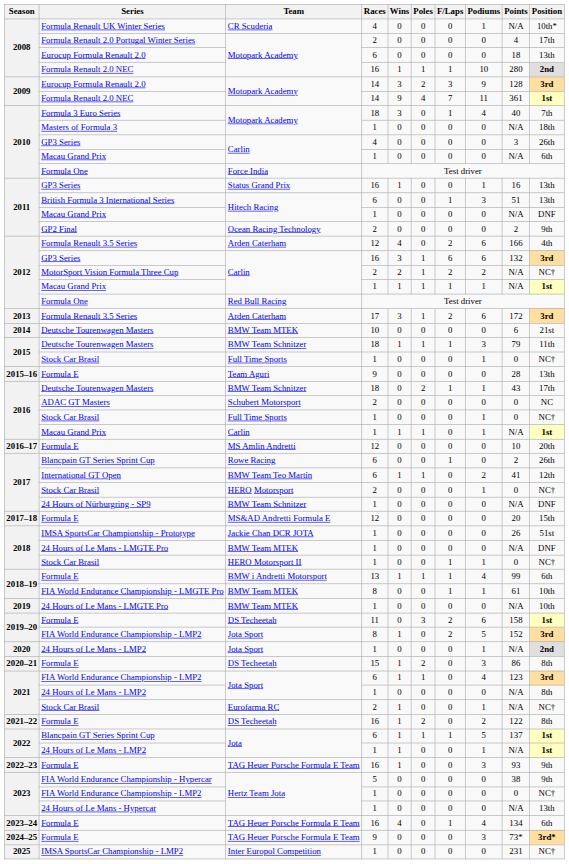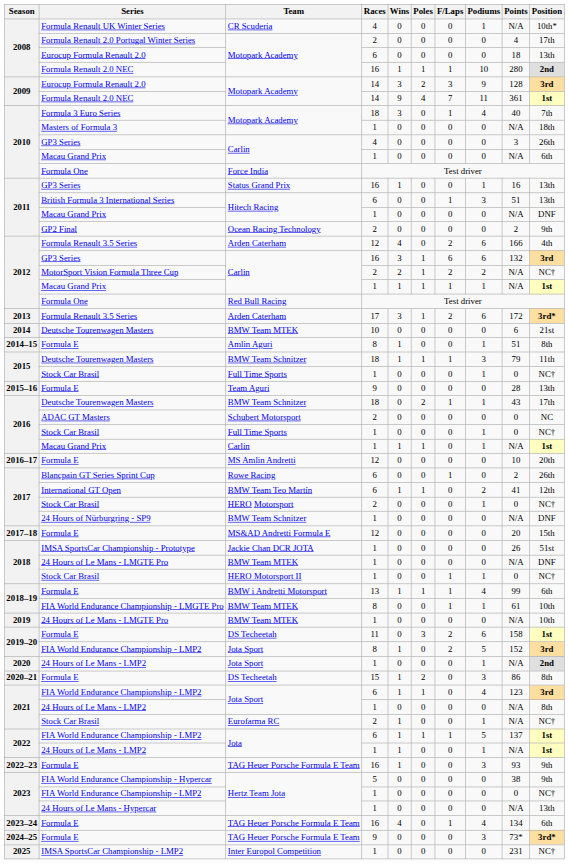(547, 316) 3rd -> (547, 316) 3rd*
+ row: (250, 345)
- row: (252, 722)
(98, 736) Blancpain GT Series Sprint Cup -> (121, 736) FIA World Endurance Championship - LMP2
